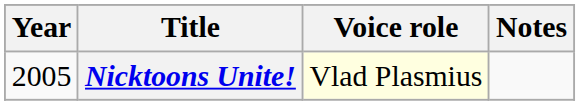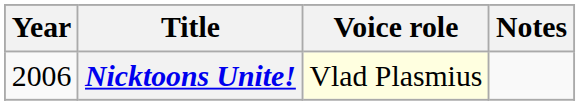(42, 75) 2005 -> (42, 75) 2006
